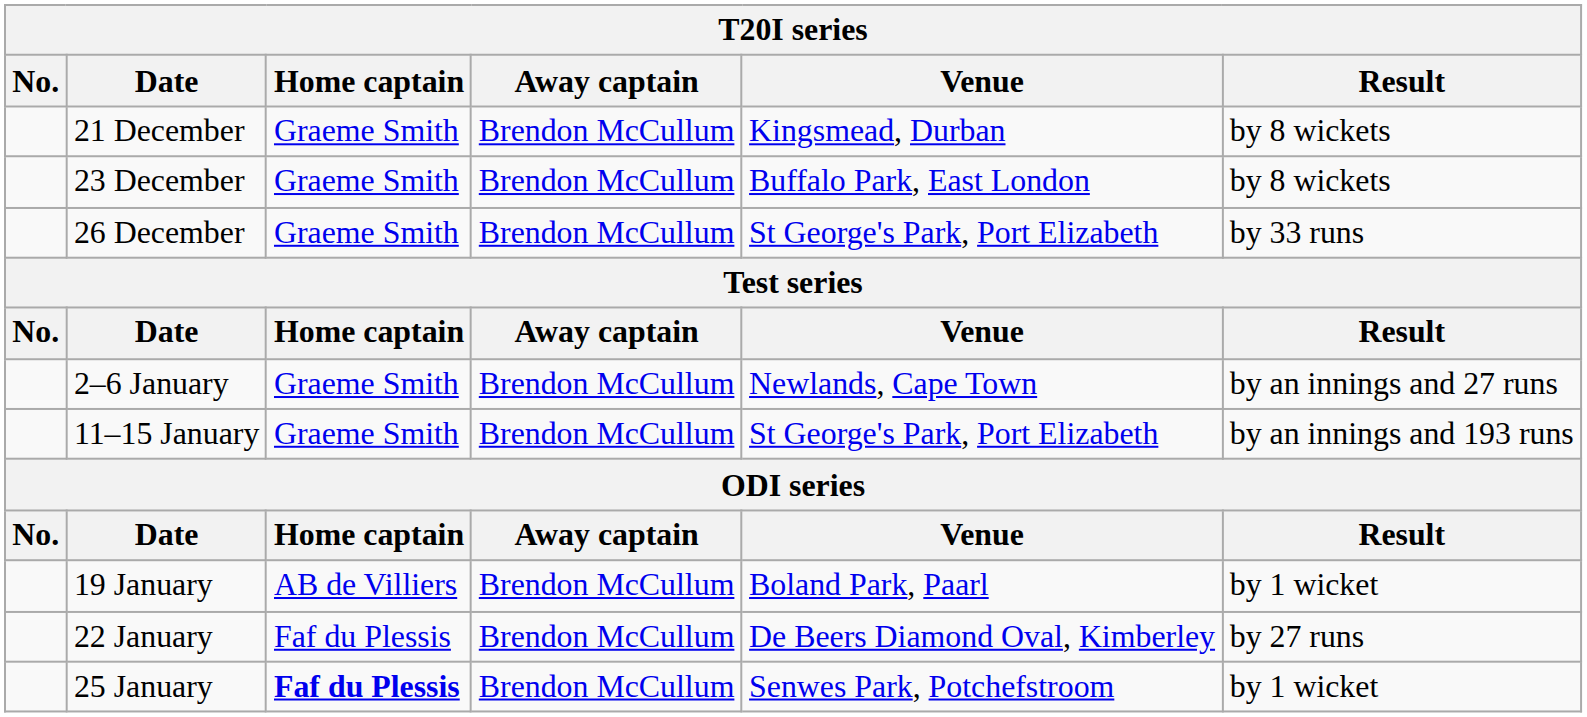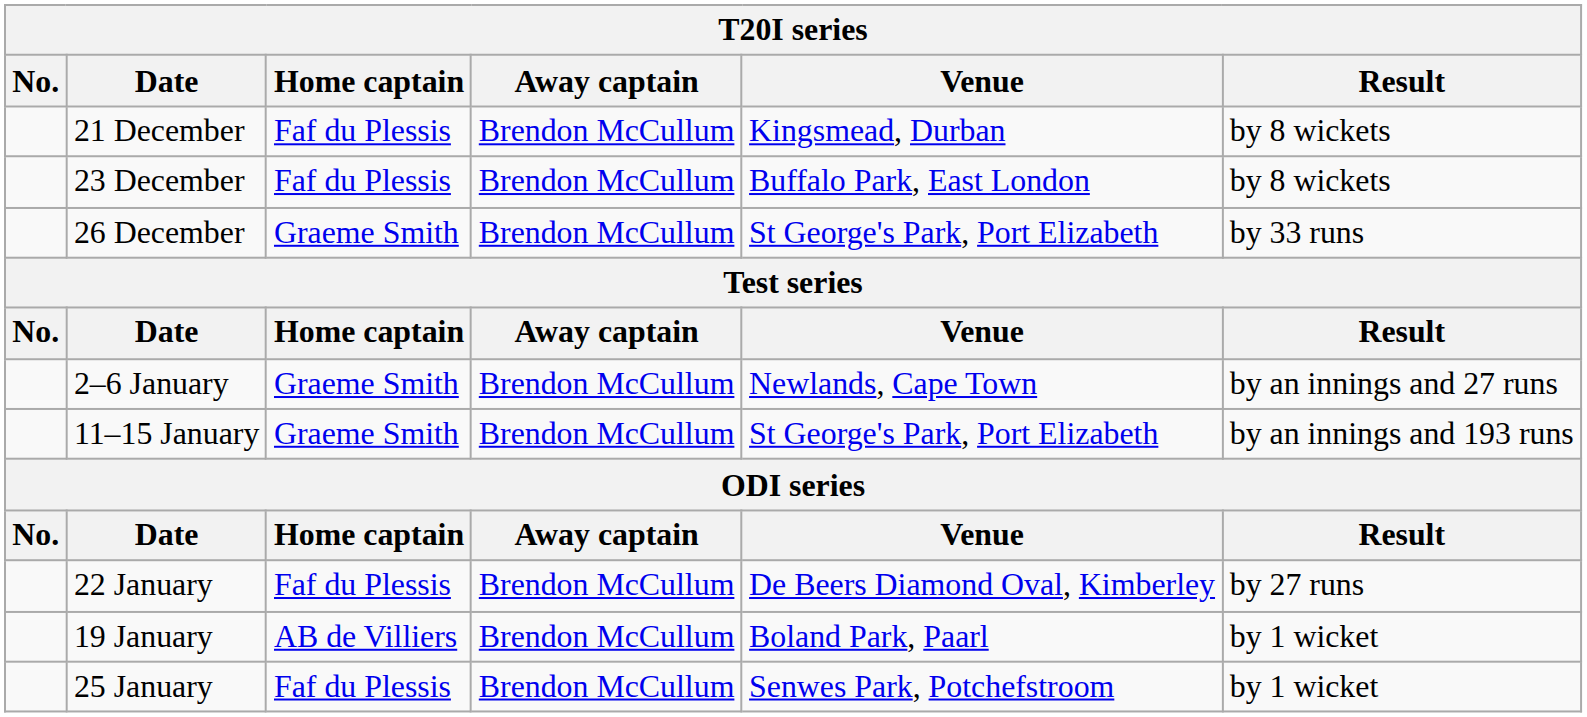(366, 130) Graeme Smith -> (362, 130) Faf du Plessis
(366, 181) Graeme Smith -> (362, 181) Faf du Plessis
rows swapped: (143, 585) <-> (143, 635)
(367, 686) bold -> (362, 686) normal
